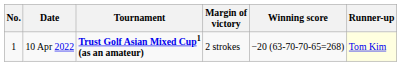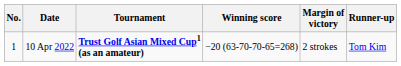columns swapped: (298, 18) <-> (226, 18)
(368, 47) lightyellow background -> (368, 47) no background
